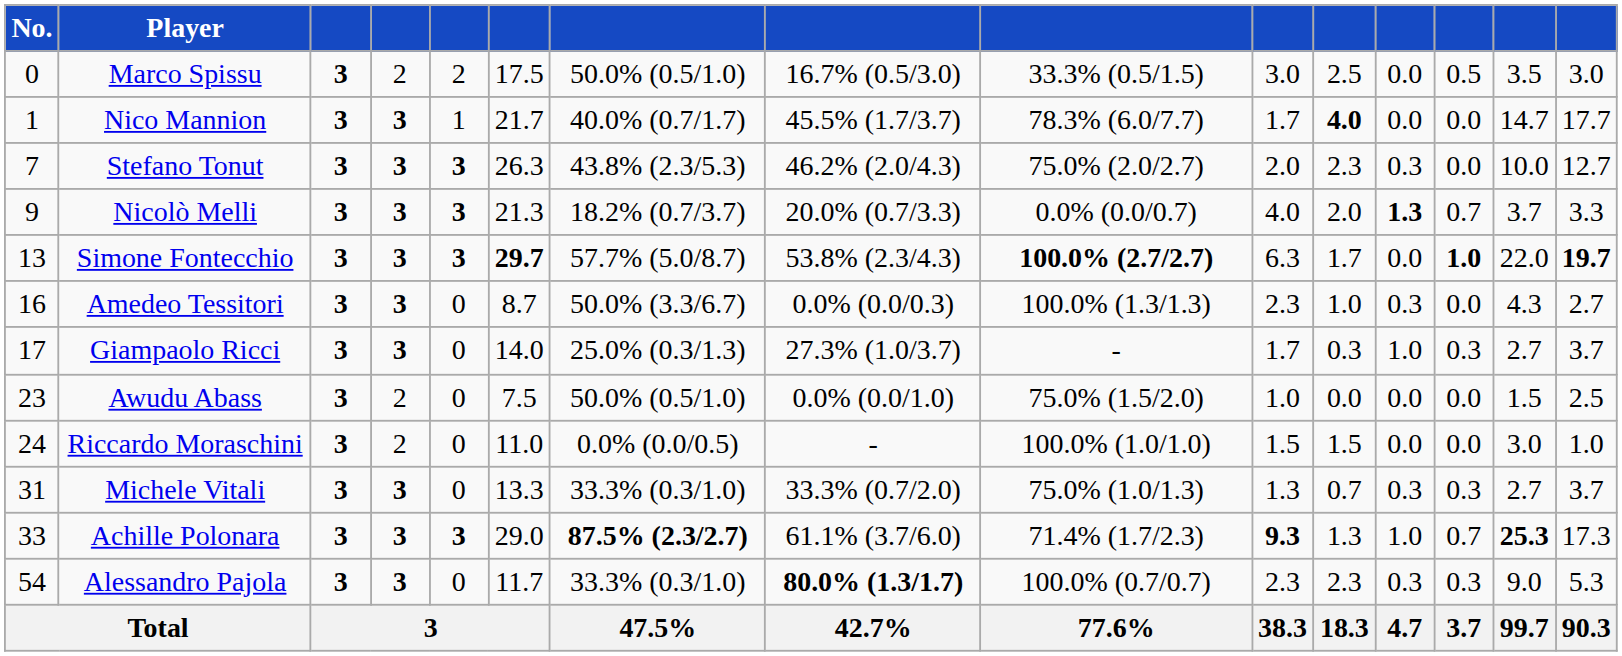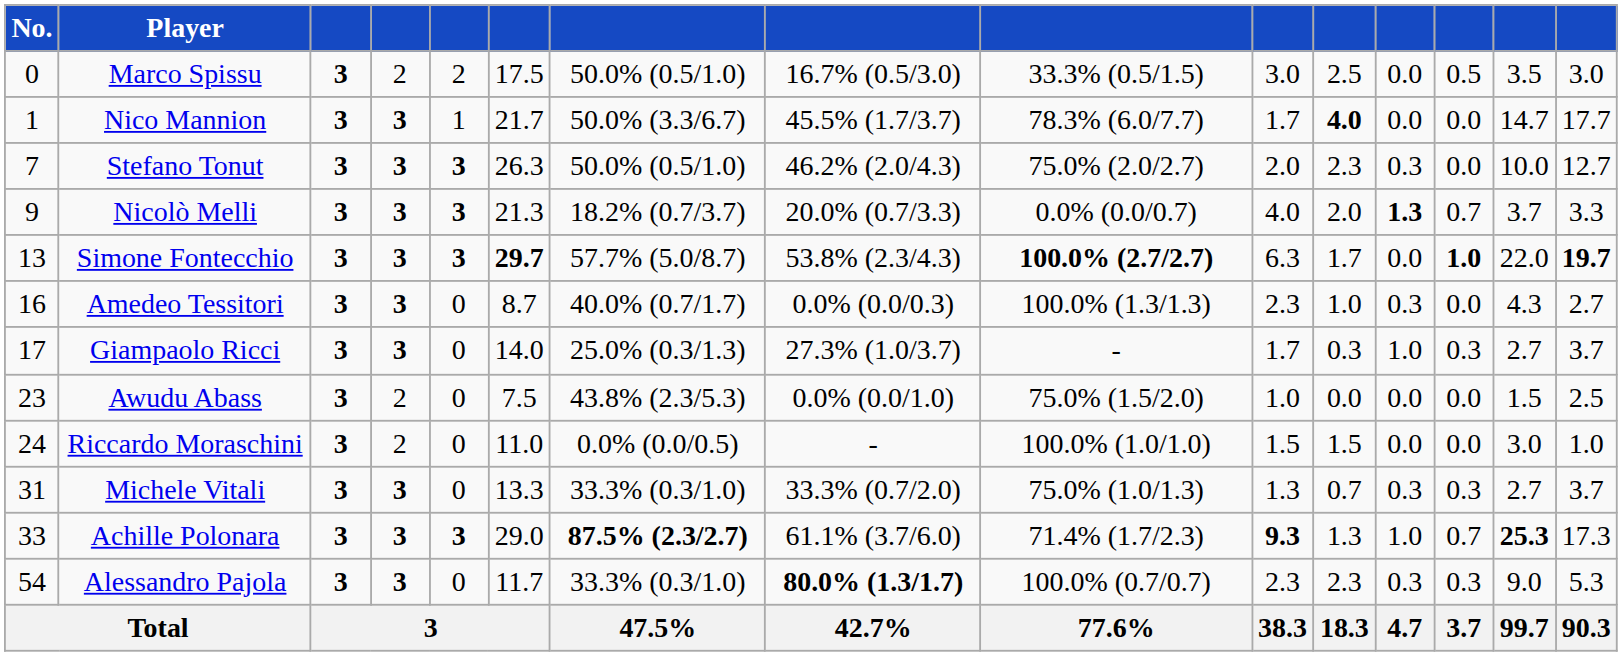(658, 119) 40.0% (0.7/1.7) -> (658, 119) 50.0% (3.3/6.7)
(658, 166) 43.8% (2.3/5.3) -> (658, 166) 50.0% (0.5/1.0)
(658, 304) 50.0% (3.3/6.7) -> (658, 304) 40.0% (0.7/1.7)
(658, 396) 50.0% (0.5/1.0) -> (658, 396) 43.8% (2.3/5.3)
